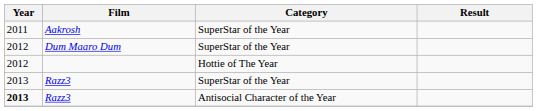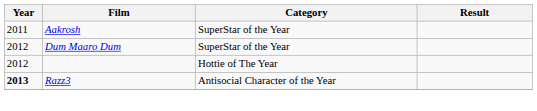- row: (58, 81)
